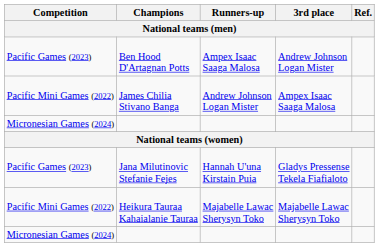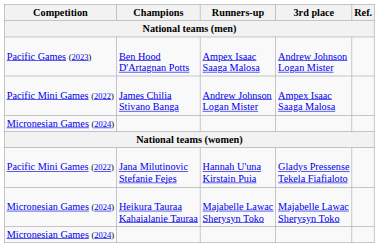(49, 167) Pacific Games (2023) -> (60, 167) Pacific Mini Games (2022)
(60, 206) Pacific Mini Games (2022) -> (60, 206) Micronesian Games (2024)
